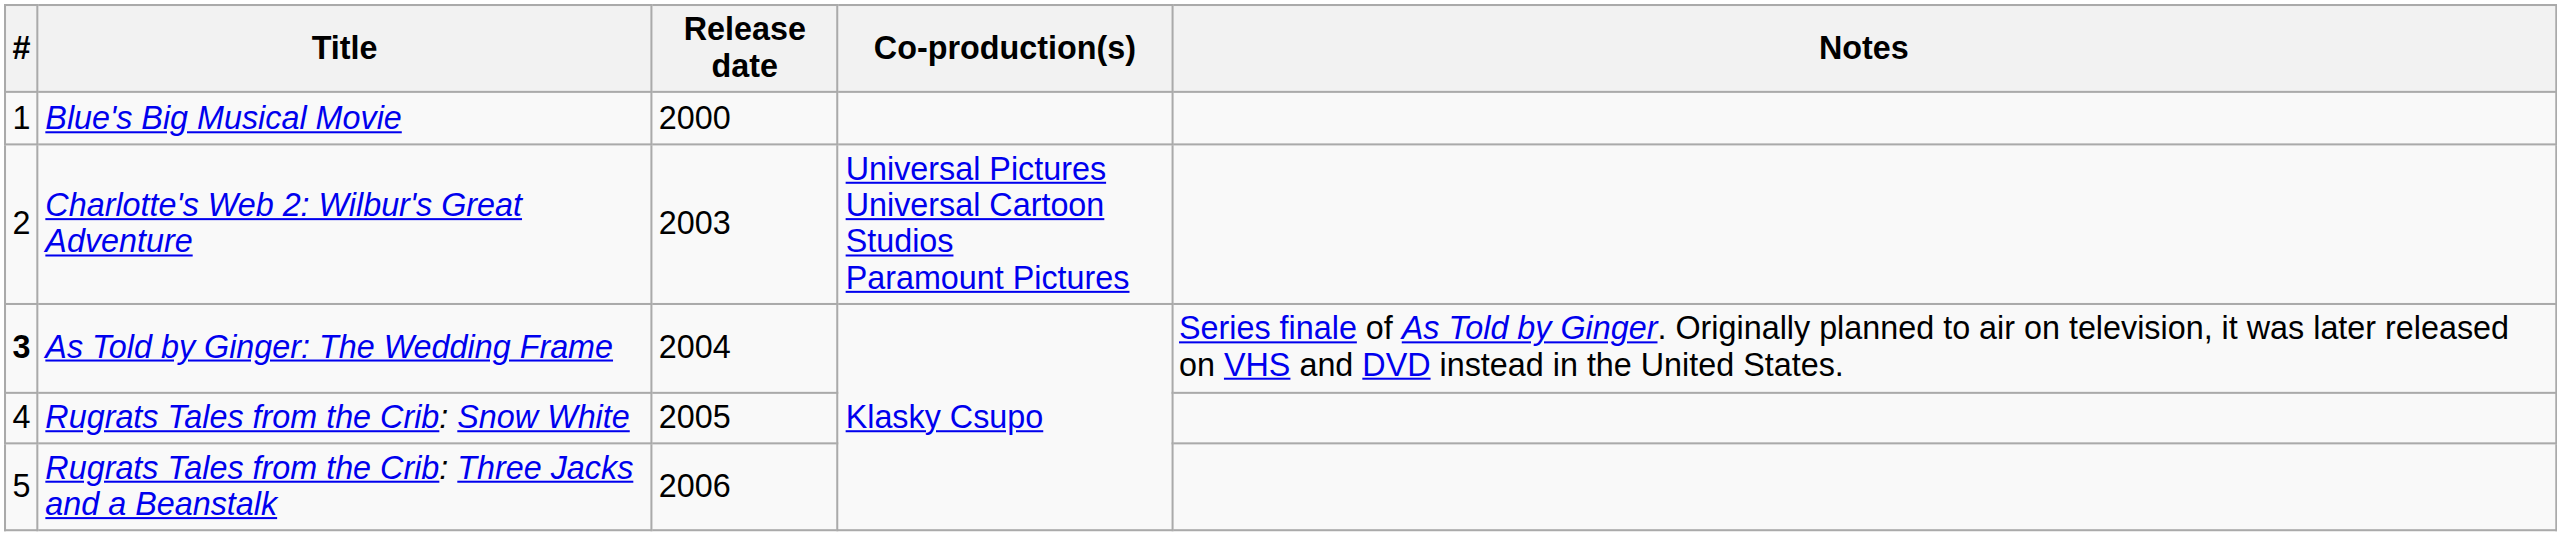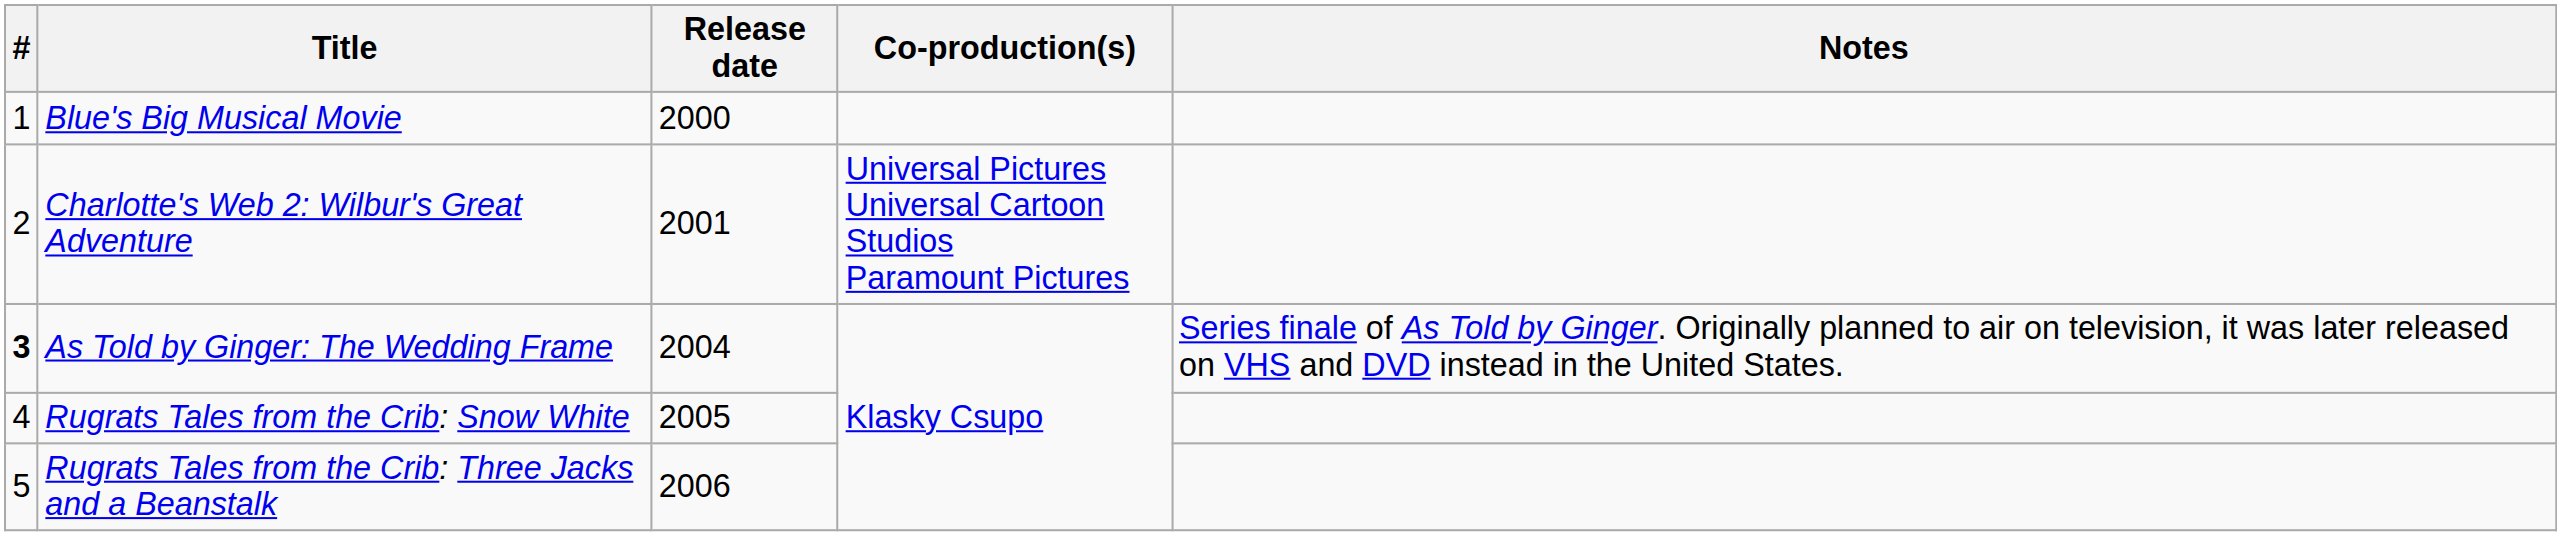(695, 223) 2003 -> (695, 223) 2001
